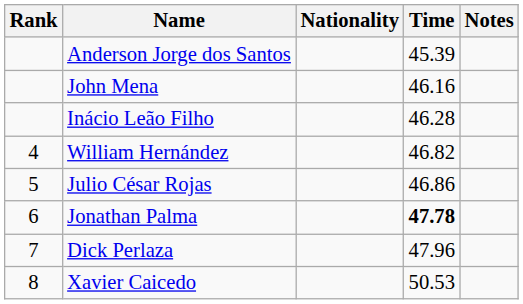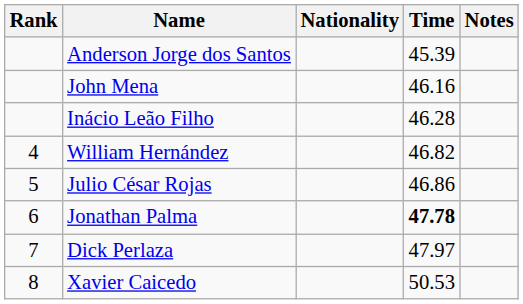(432, 250) 47.96 -> (432, 250) 47.97
